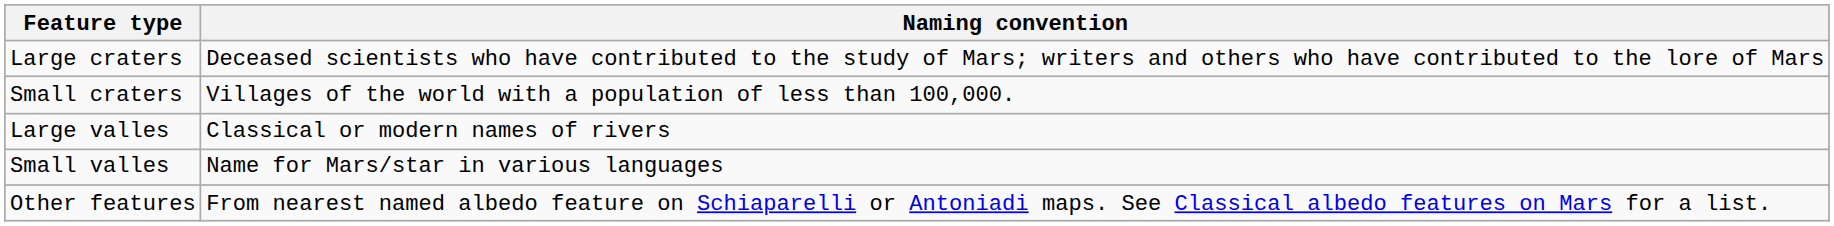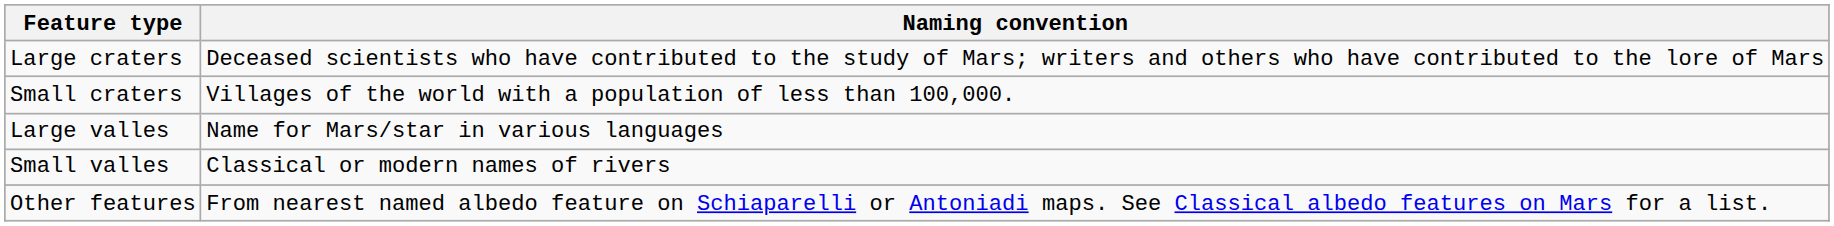(438, 131) Classical or modern names of rivers -> (465, 131) Name for Mars/star in various languages
(465, 167) Name for Mars/star in various languages -> (438, 167) Classical or modern names of rivers
